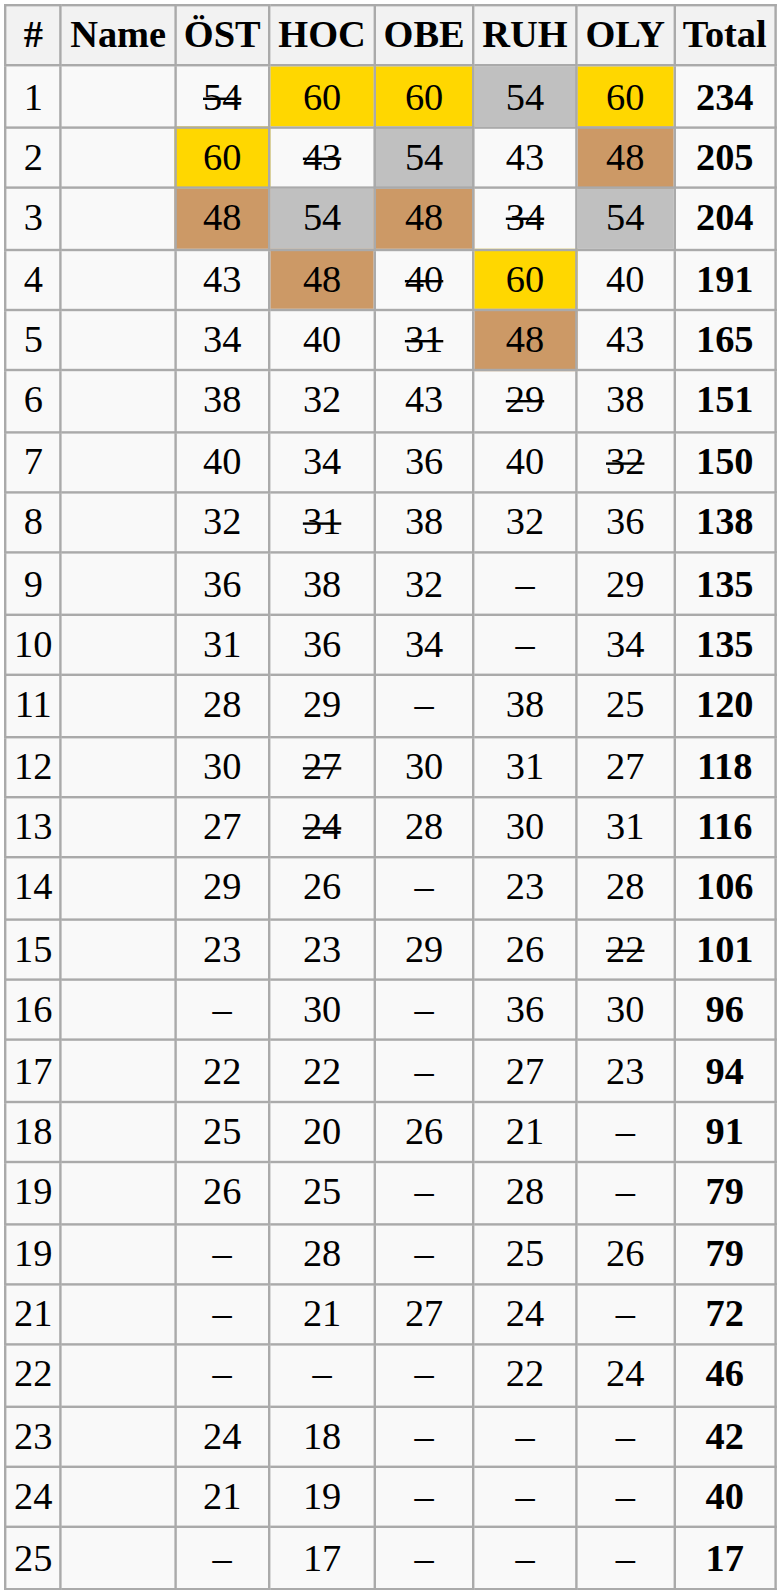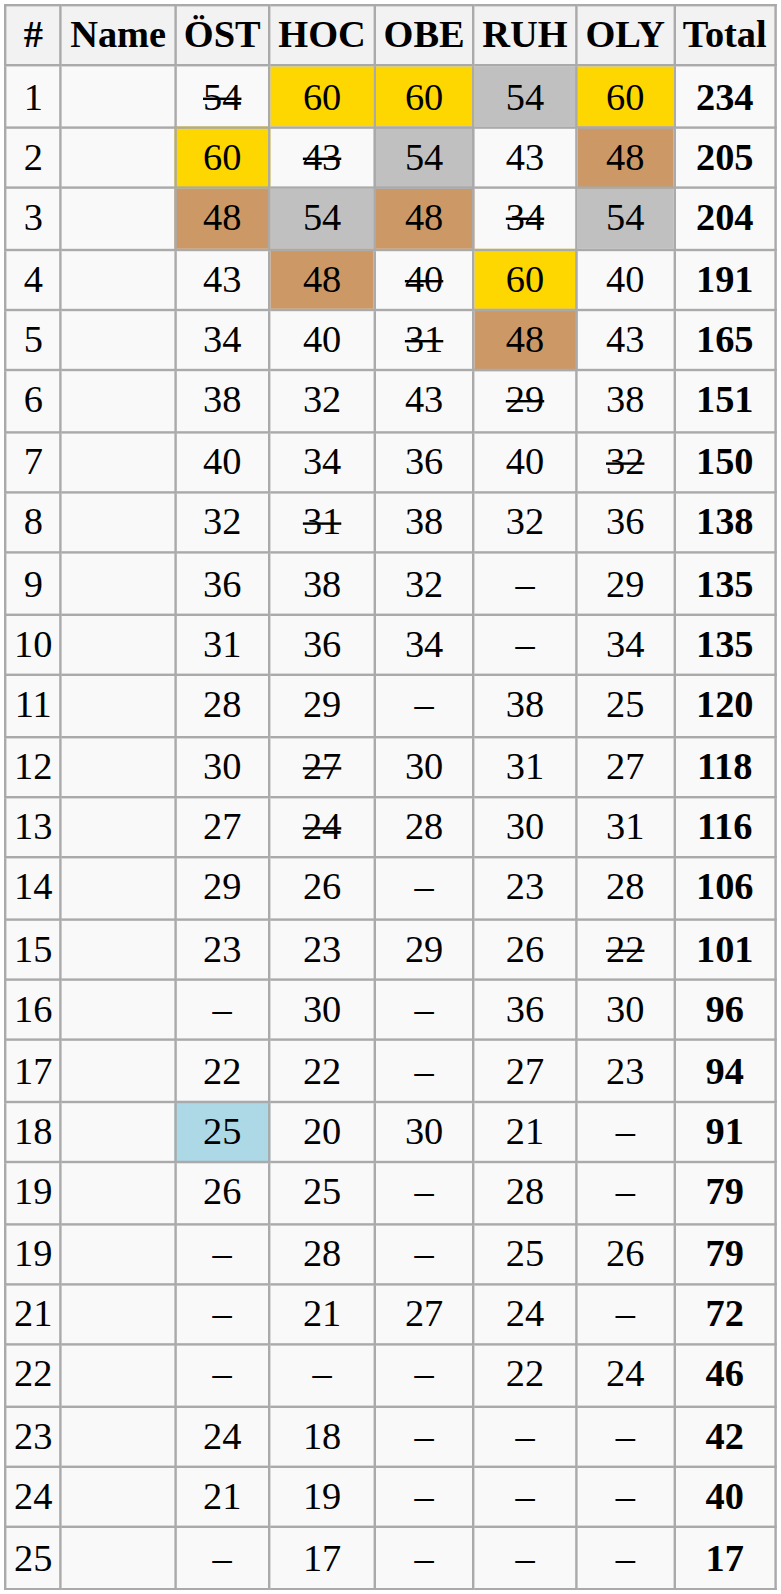(222, 1131) no background -> (222, 1131) lightblue background
(424, 1131) 26 -> (424, 1131) 30
